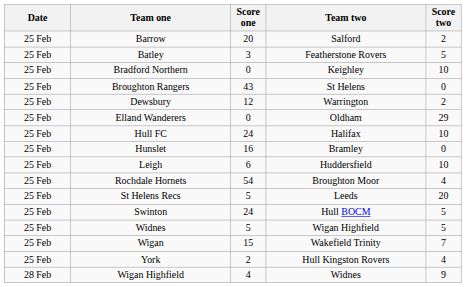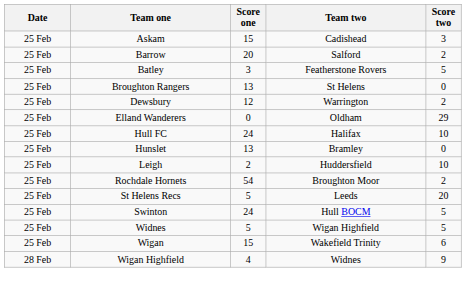+ row: (151, 39)
- row: (151, 70)
(248, 86) 43 -> (248, 86) 13
(248, 149) 16 -> (248, 149) 13
(248, 165) 6 -> (248, 165) 2
(443, 180) 4 -> (443, 180) 2
(443, 243) 7 -> (443, 243) 6
- row: (151, 259)
